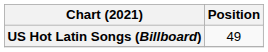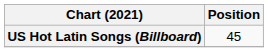(234, 36) 49 -> (234, 36) 45
